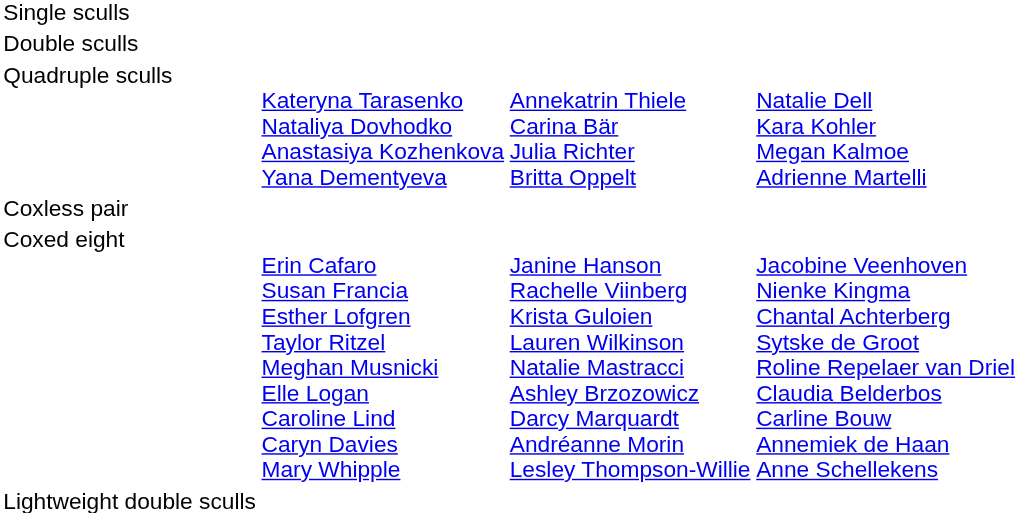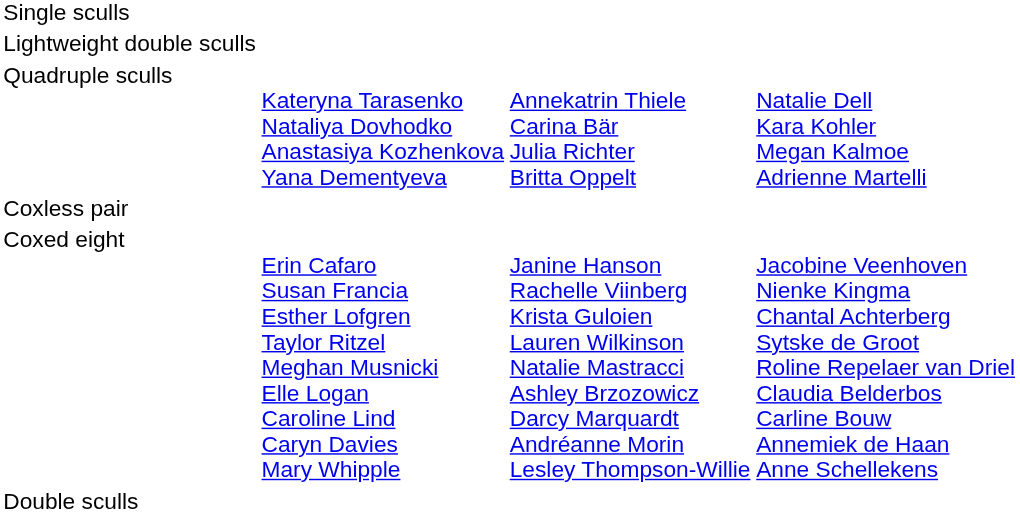rows swapped: (71, 44) <-> (130, 501)
